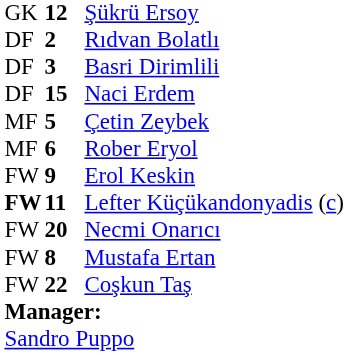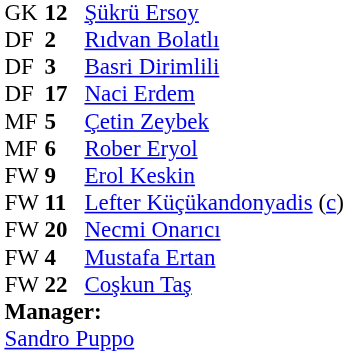(56, 93) 15 -> (56, 93) 17
(23, 202) bold -> (22, 202) normal
(50, 257) 8 -> (50, 257) 4
